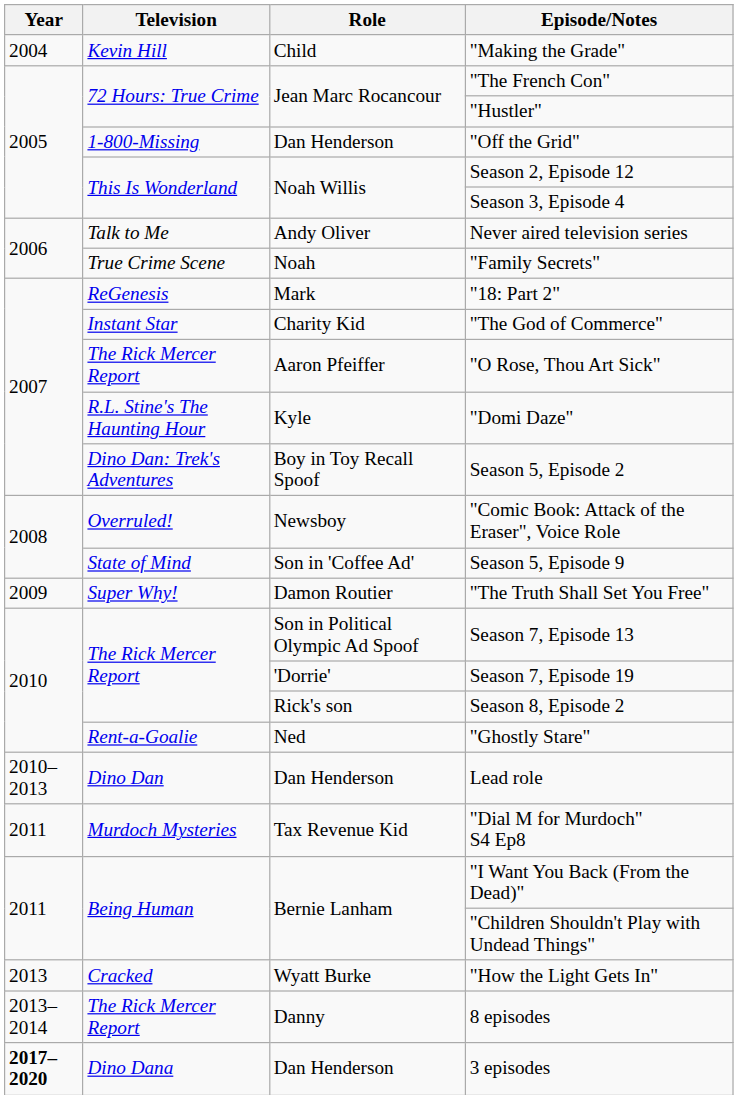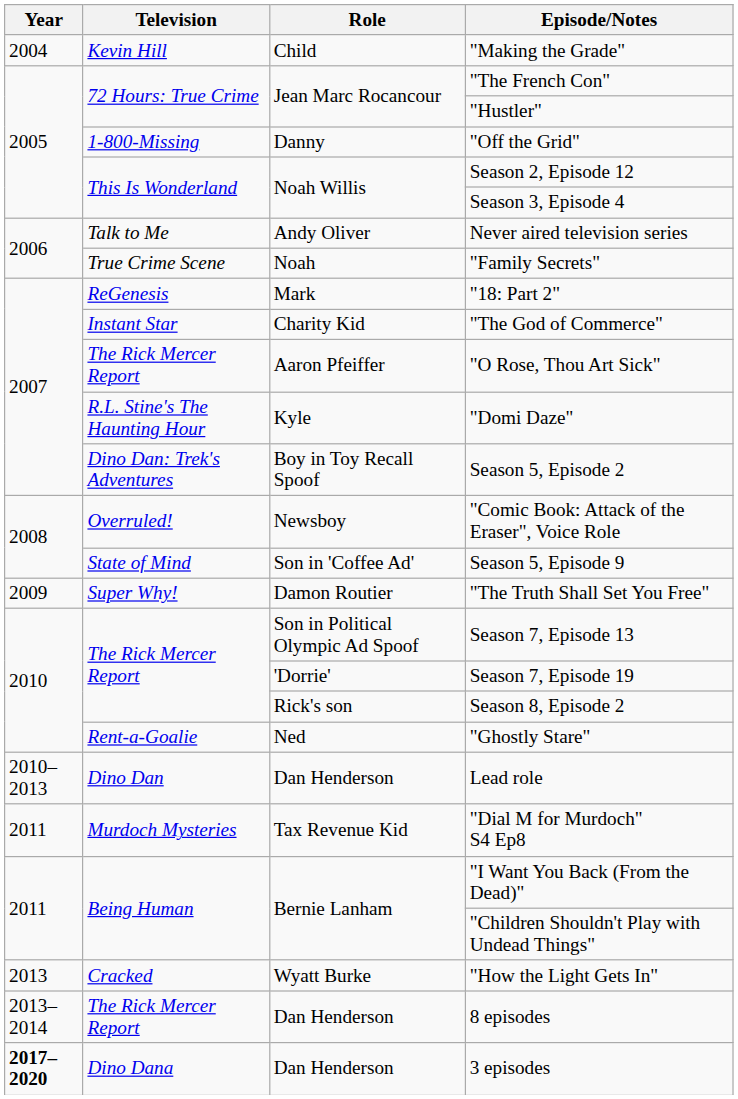(334, 141) Dan Henderson -> (299, 141) Danny
(299, 1016) Danny -> (334, 1016) Dan Henderson
